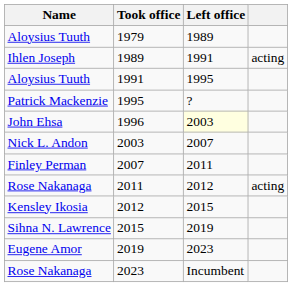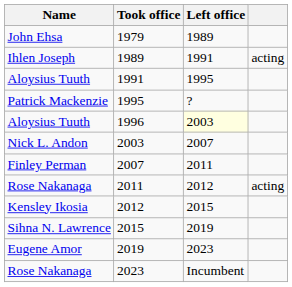(49, 36) Aloysius Tuuth -> (35, 36) John Ehsa
(35, 121) John Ehsa -> (49, 121) Aloysius Tuuth
